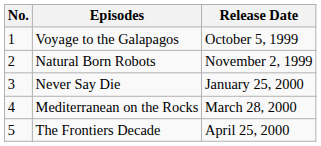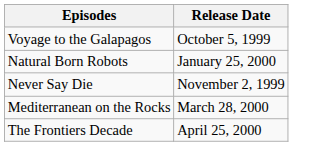- column: (18, 15)
(259, 61) November 2, 1999 -> (227, 61) January 25, 2000
(254, 84) January 25, 2000 -> (231, 84) November 2, 1999
